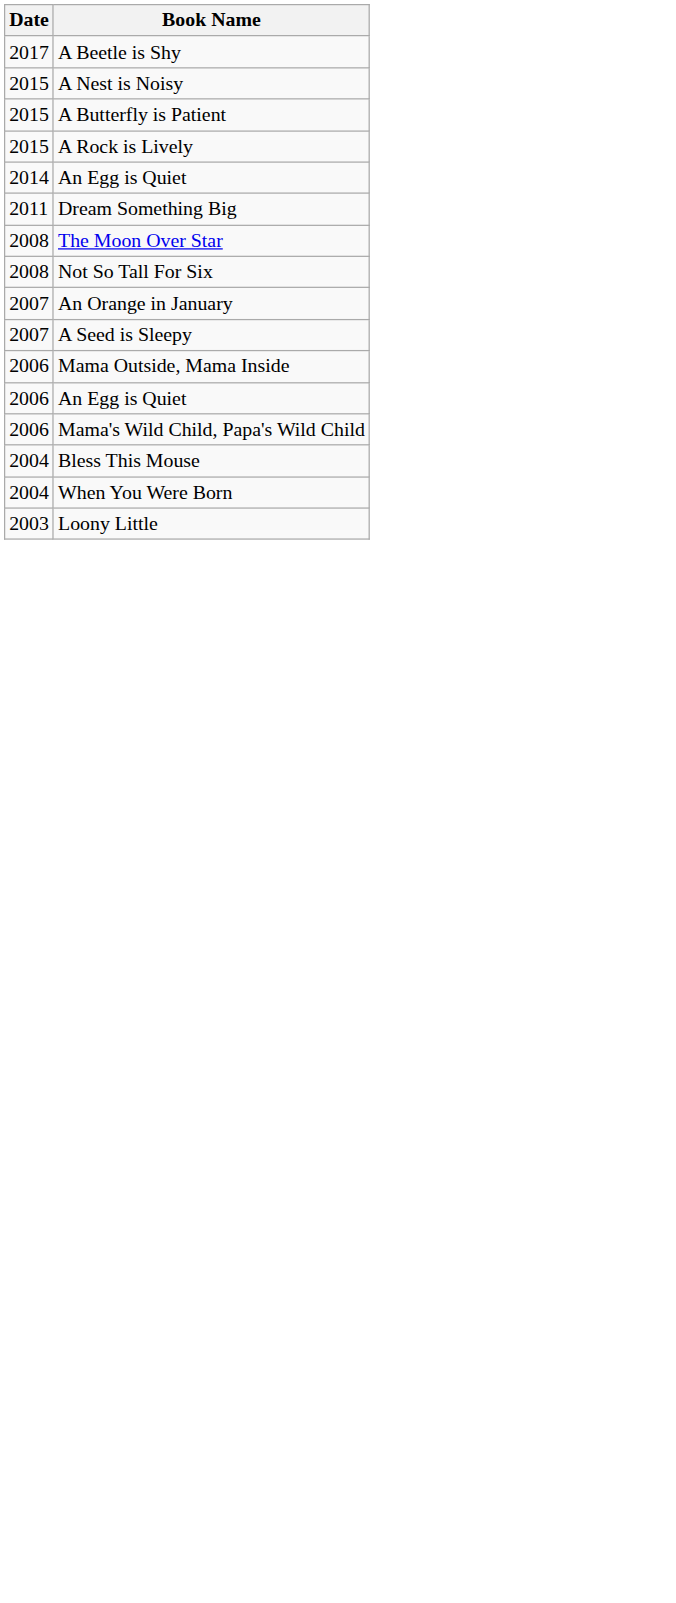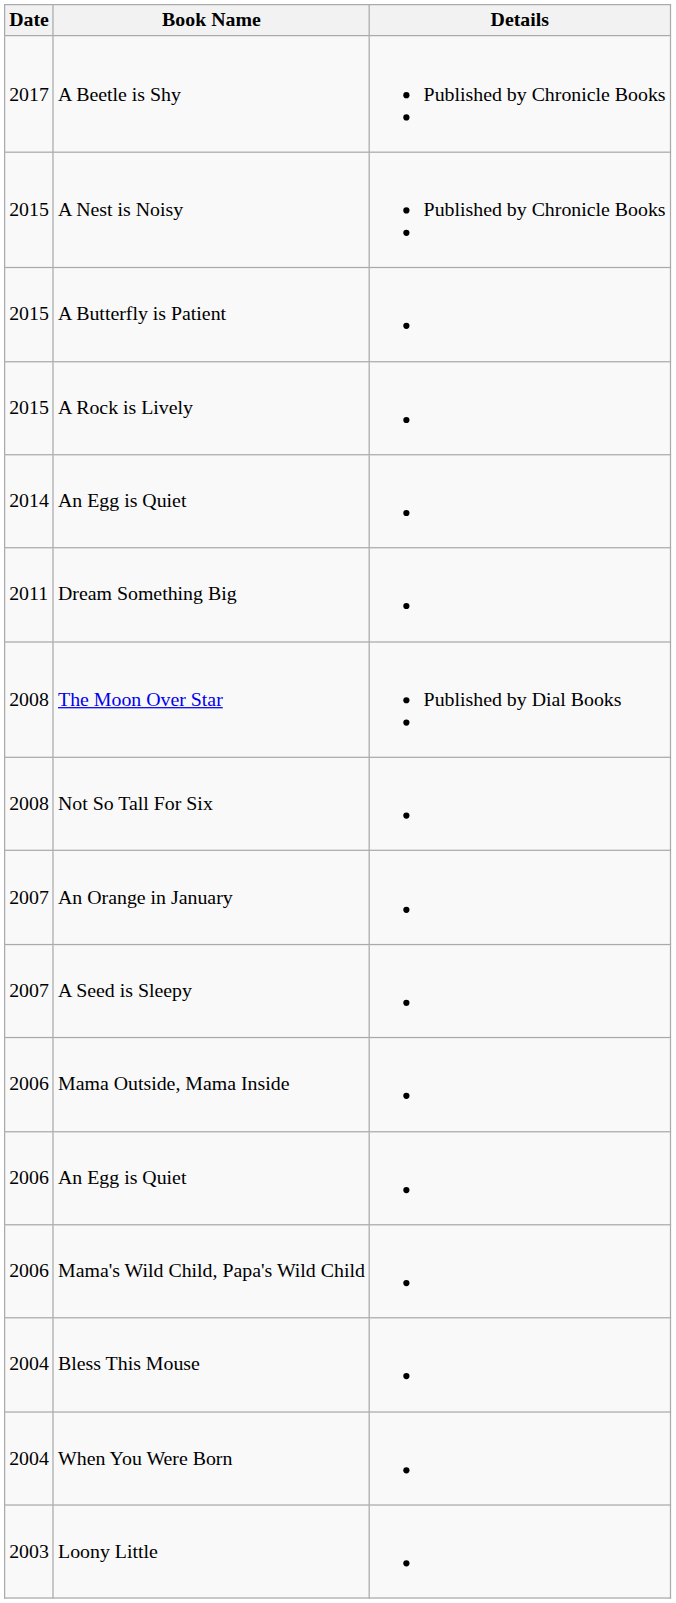+ column: (520, 20)
